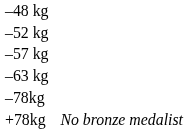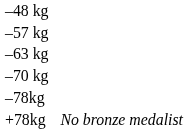- row: (27, 32)
+ row: (27, 76)
